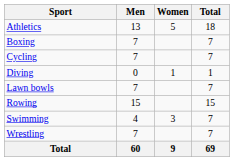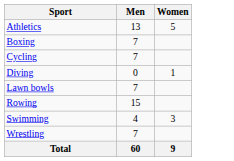- column: (210, 12)
